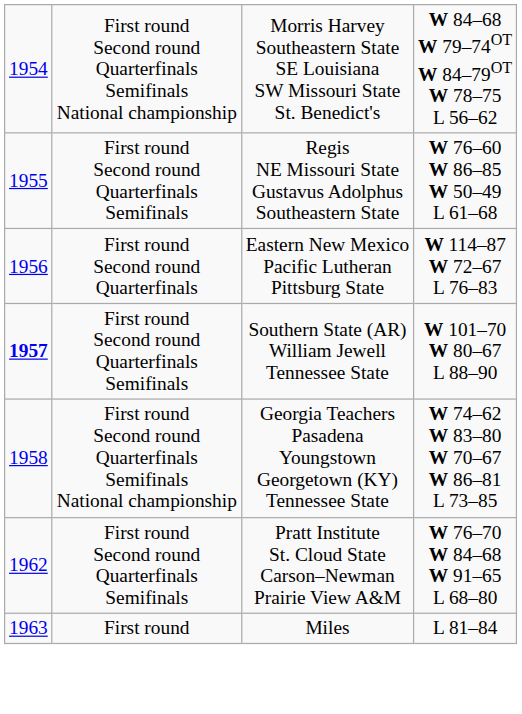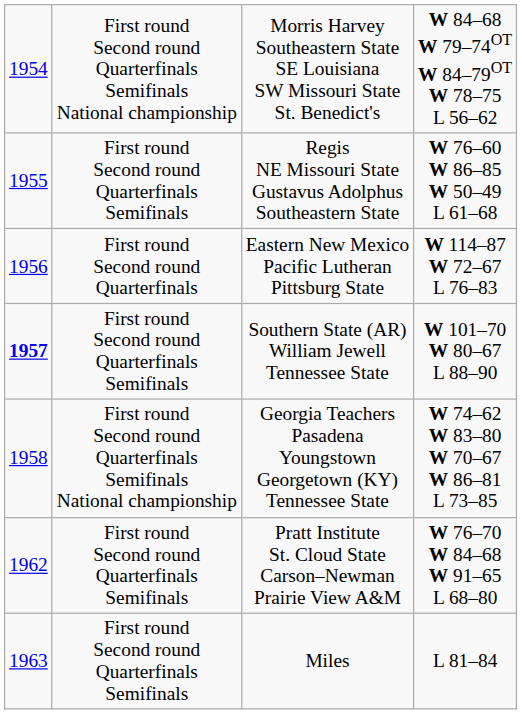(147, 628) First round -> (147, 661) First round Second round Quarterfinals Semifinals
